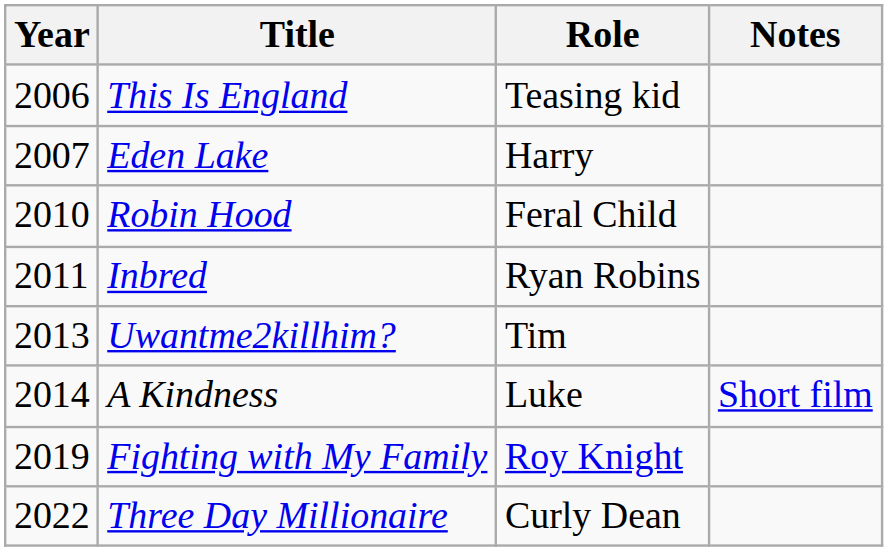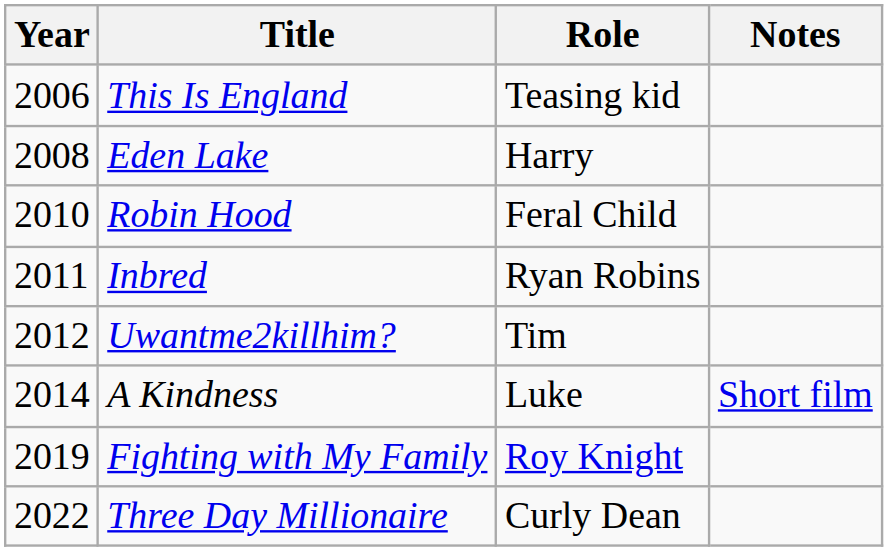(52, 154) 2007 -> (52, 154) 2008
(52, 335) 2013 -> (52, 335) 2012
